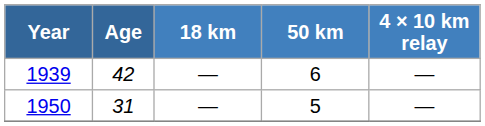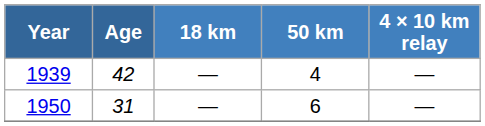(315, 74) 6 -> (315, 74) 4
(315, 106) 5 -> (315, 106) 6
